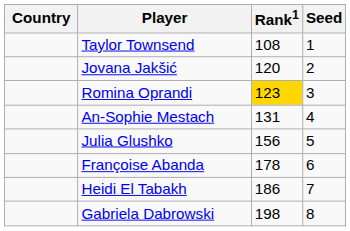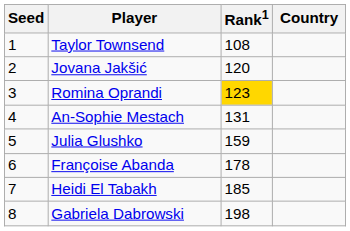columns swapped: (41, 18) <-> (324, 18)
(267, 141) 156 -> (237, 141) 159
(267, 189) 186 -> (237, 189) 185
